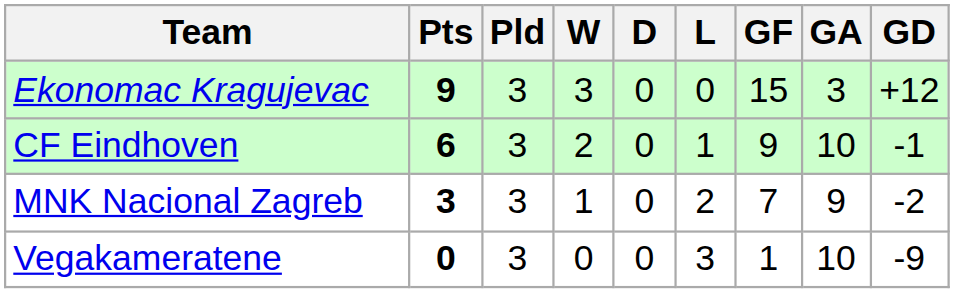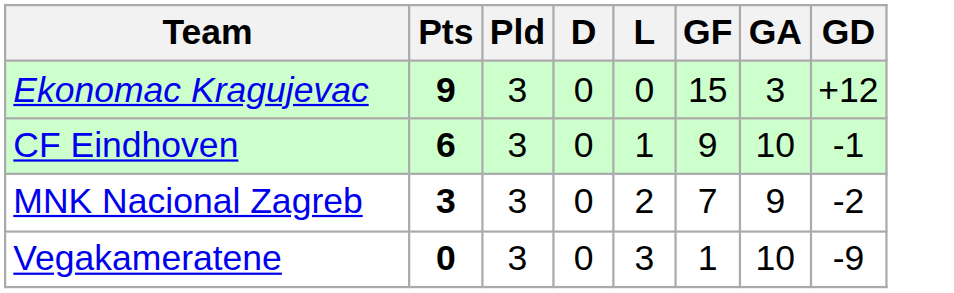- column: (584, 32)
